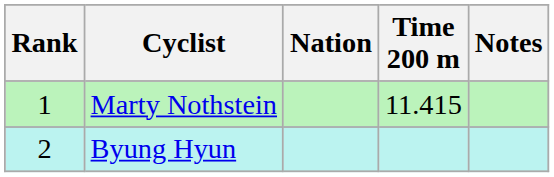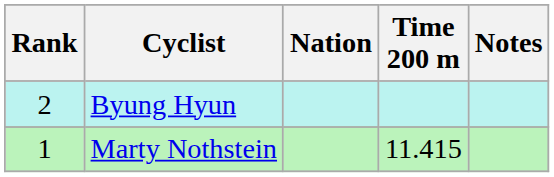rows swapped: (184, 103) <-> (163, 148)
